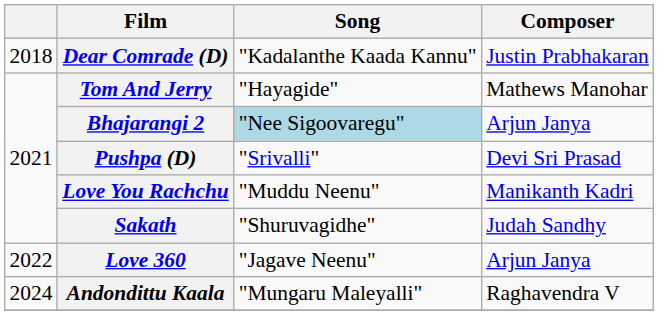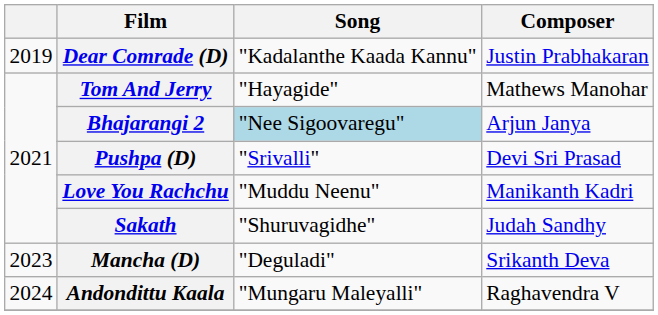(31, 55) 2018 -> (31, 55) 2019
- row: (146, 259)
+ row: (146, 259)
